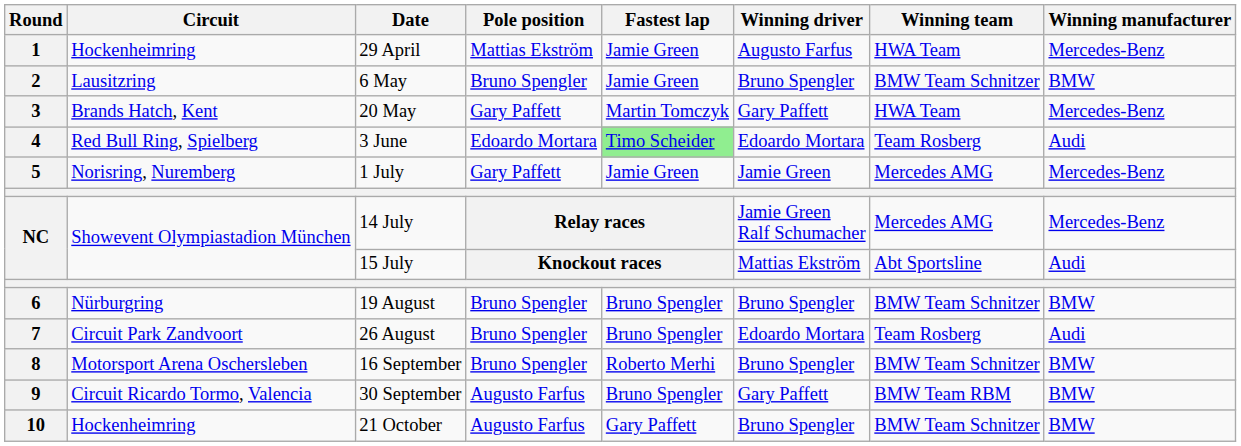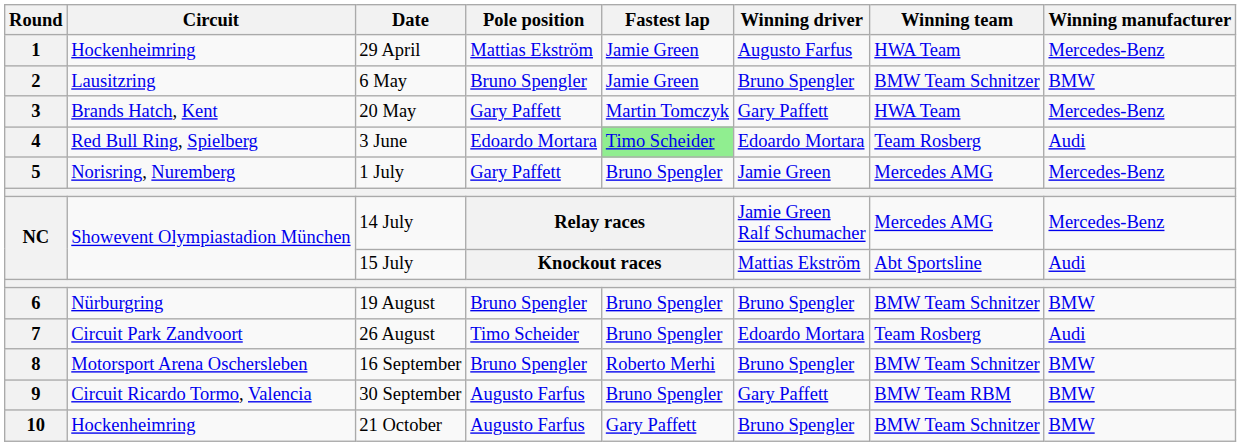(652, 171) Jamie Green -> (664, 171) Bruno Spengler
(529, 333) Bruno Spengler -> (525, 333) Timo Scheider
